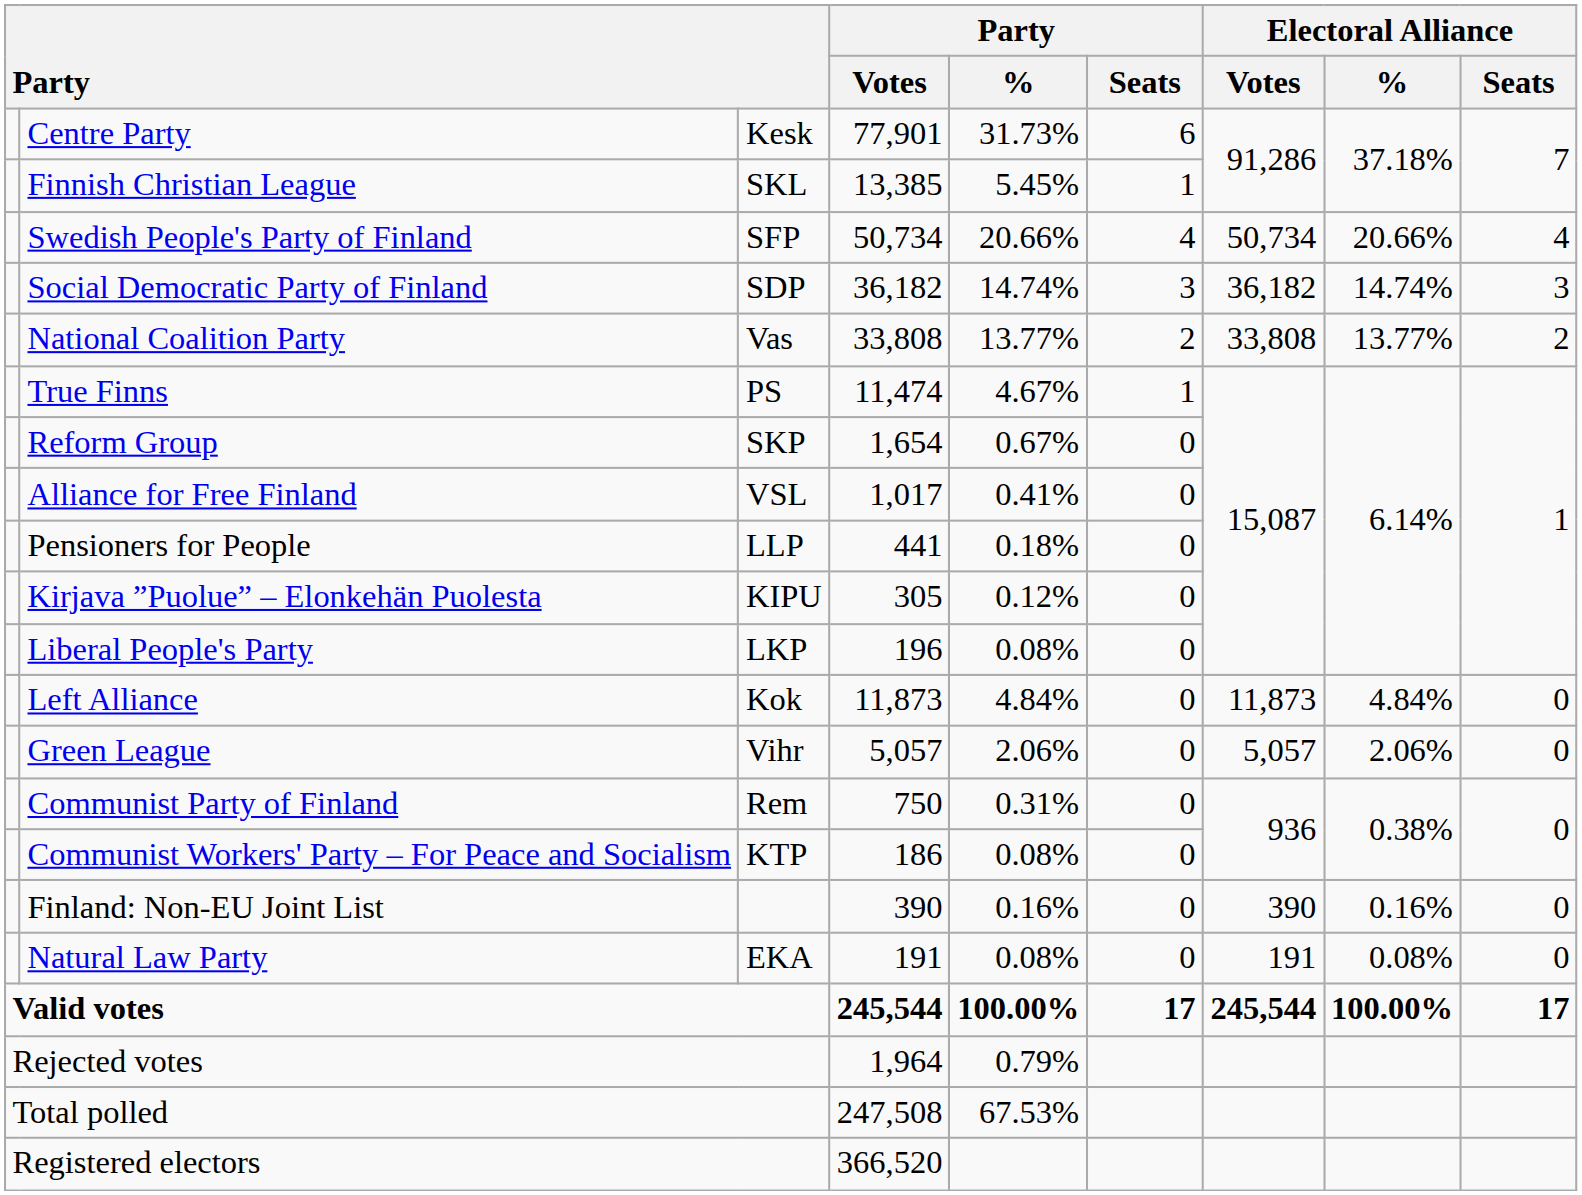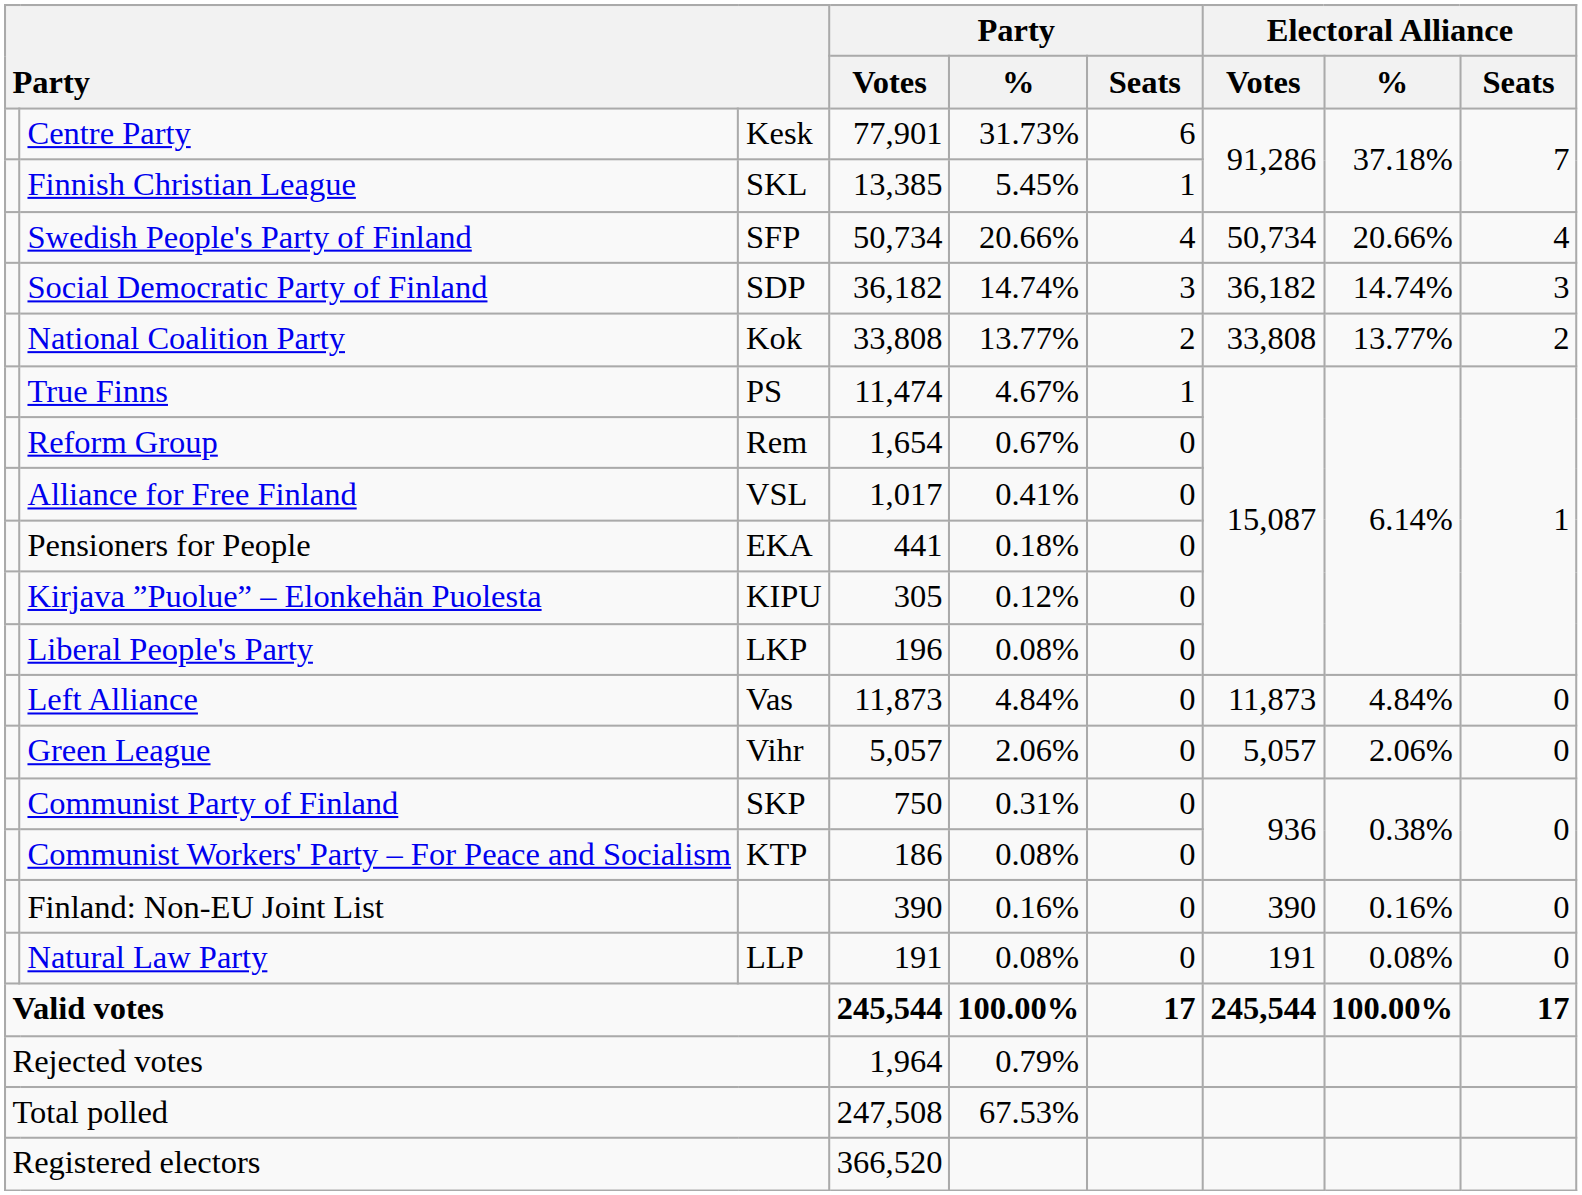(769, 339) Vas -> (774, 339) Kok
(776, 442) SKP -> (777, 442) Rem
(775, 545) LLP -> (779, 545) EKA
(774, 699) Kok -> (769, 699) Vas
(777, 802) Rem -> (776, 802) SKP
(779, 957) EKA -> (775, 957) LLP
